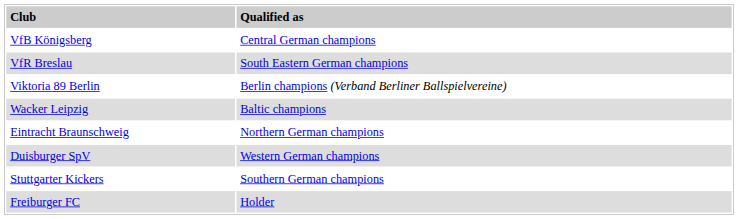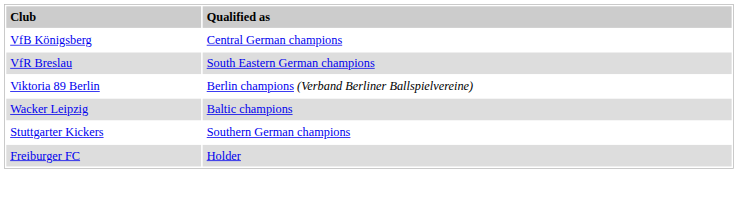- row: (70, 132)
- row: (50, 155)
